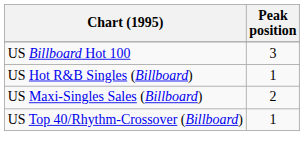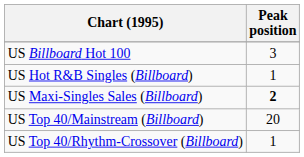(273, 97) normal -> (273, 97) bold
+ row: (106, 119)
